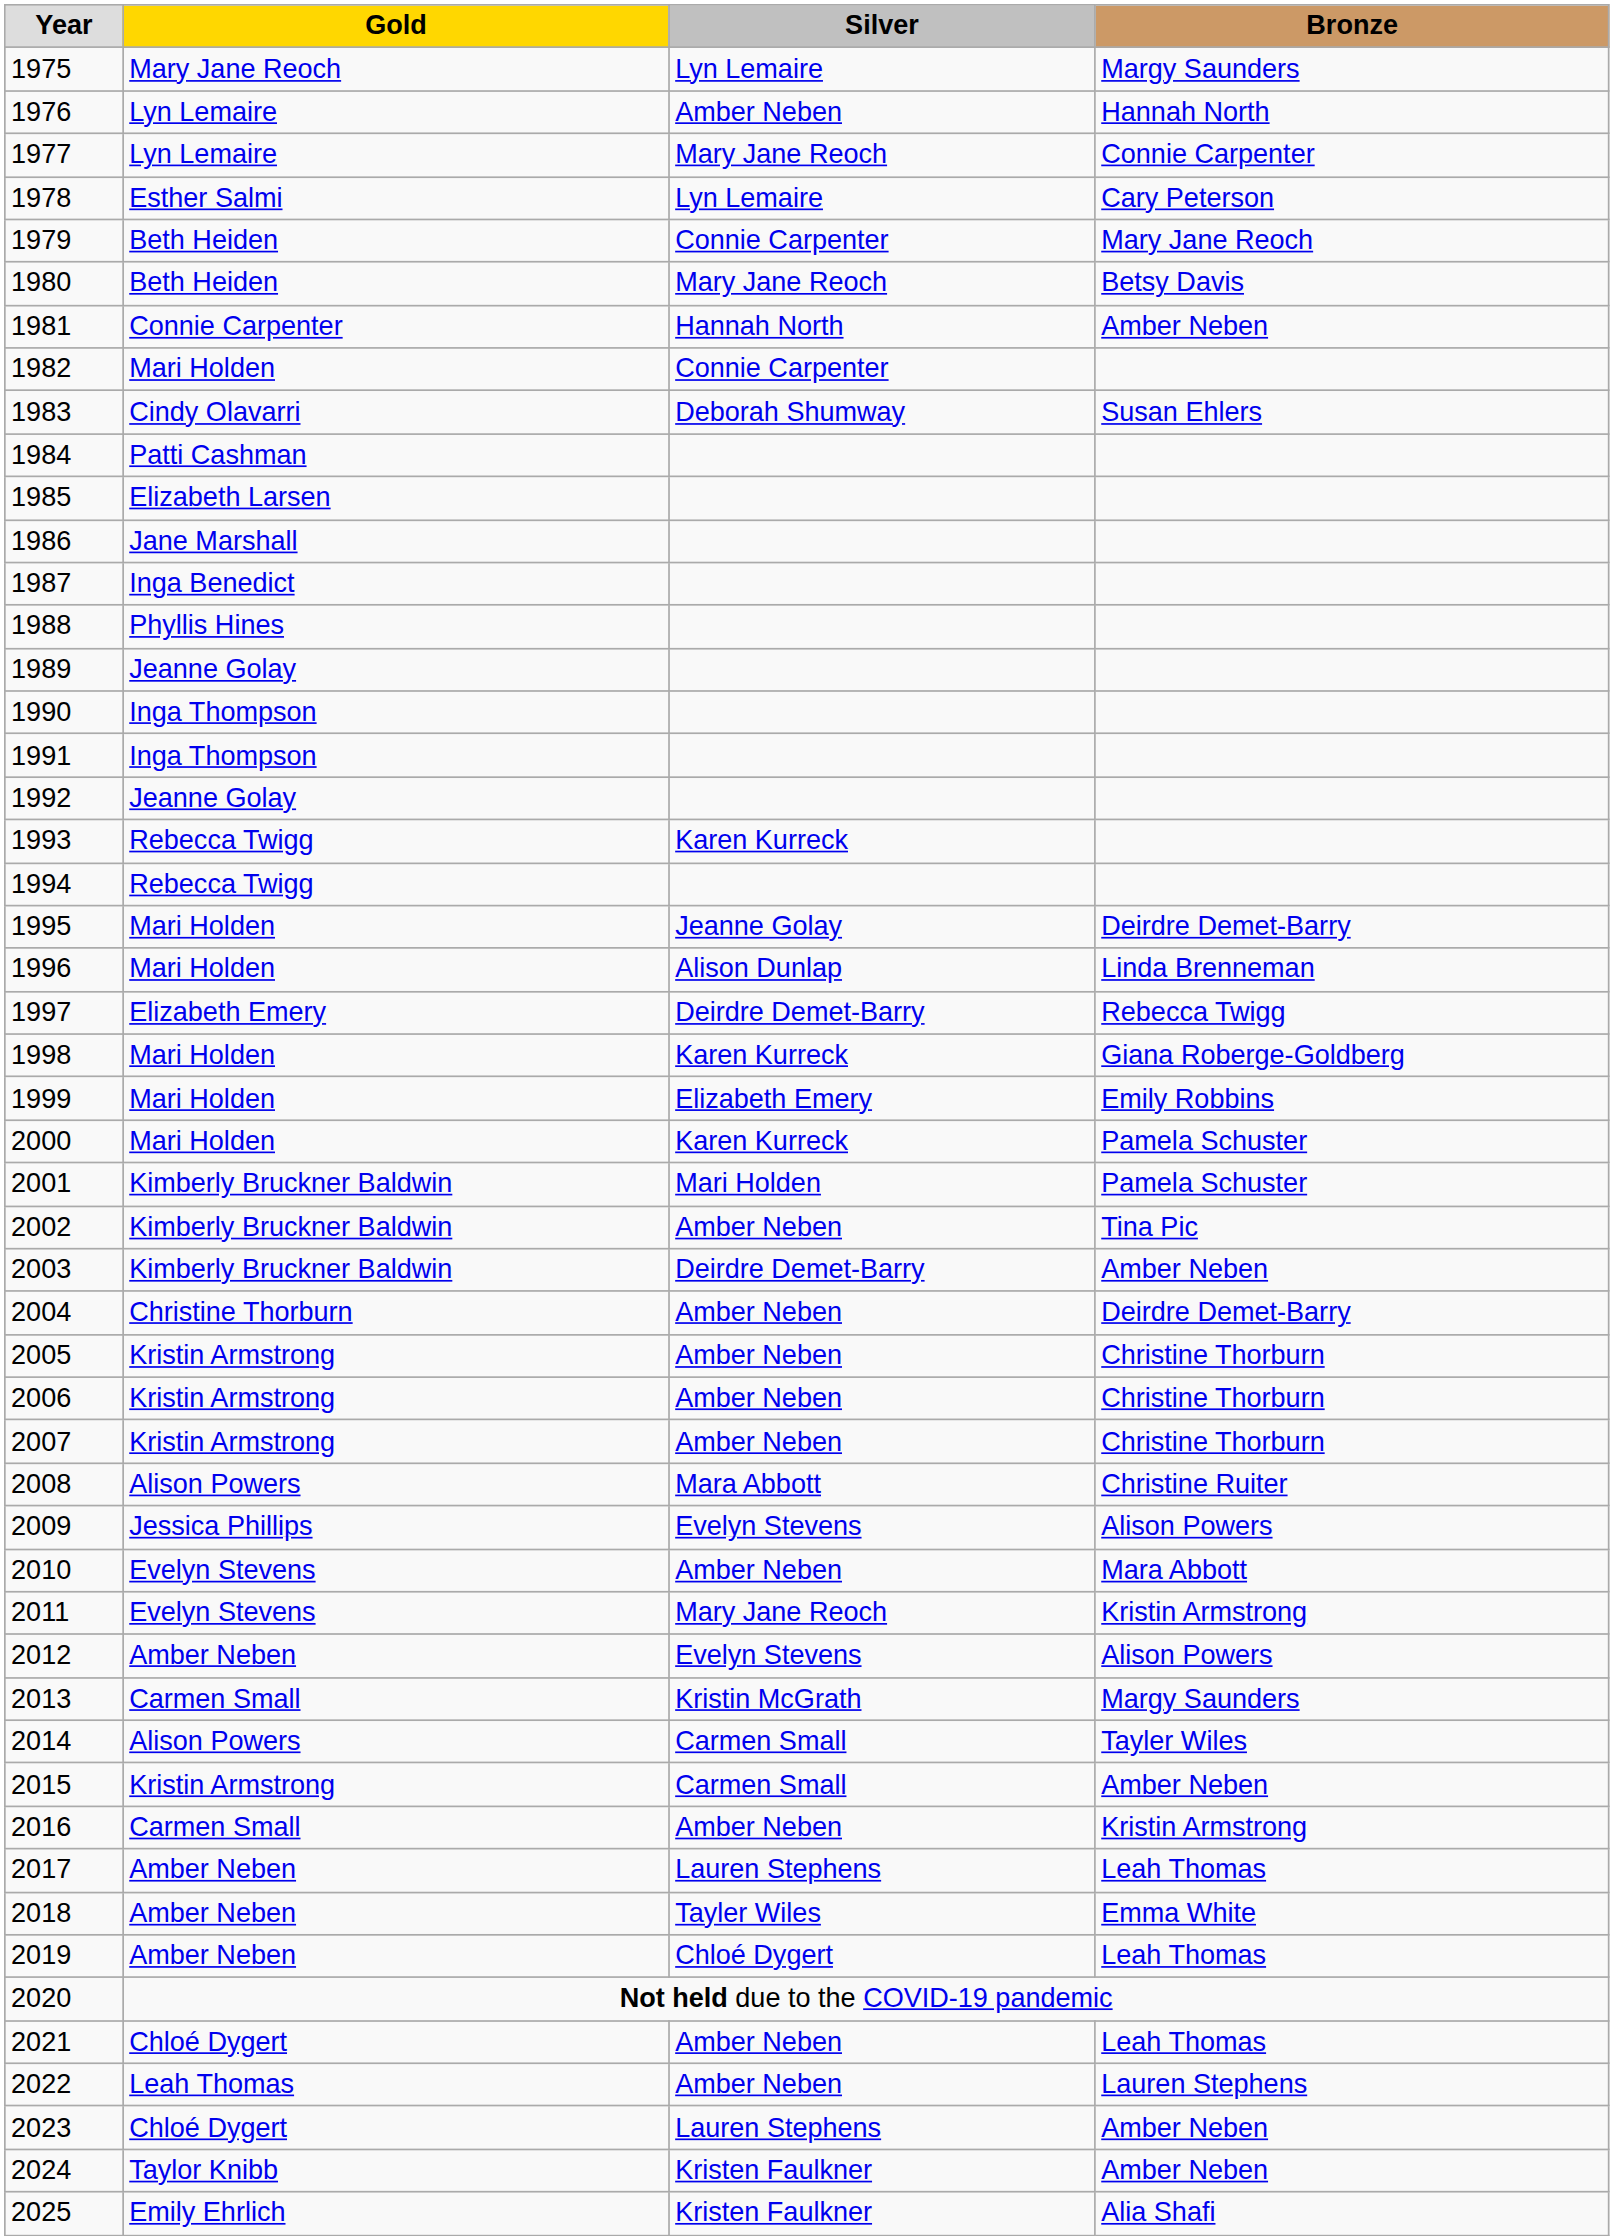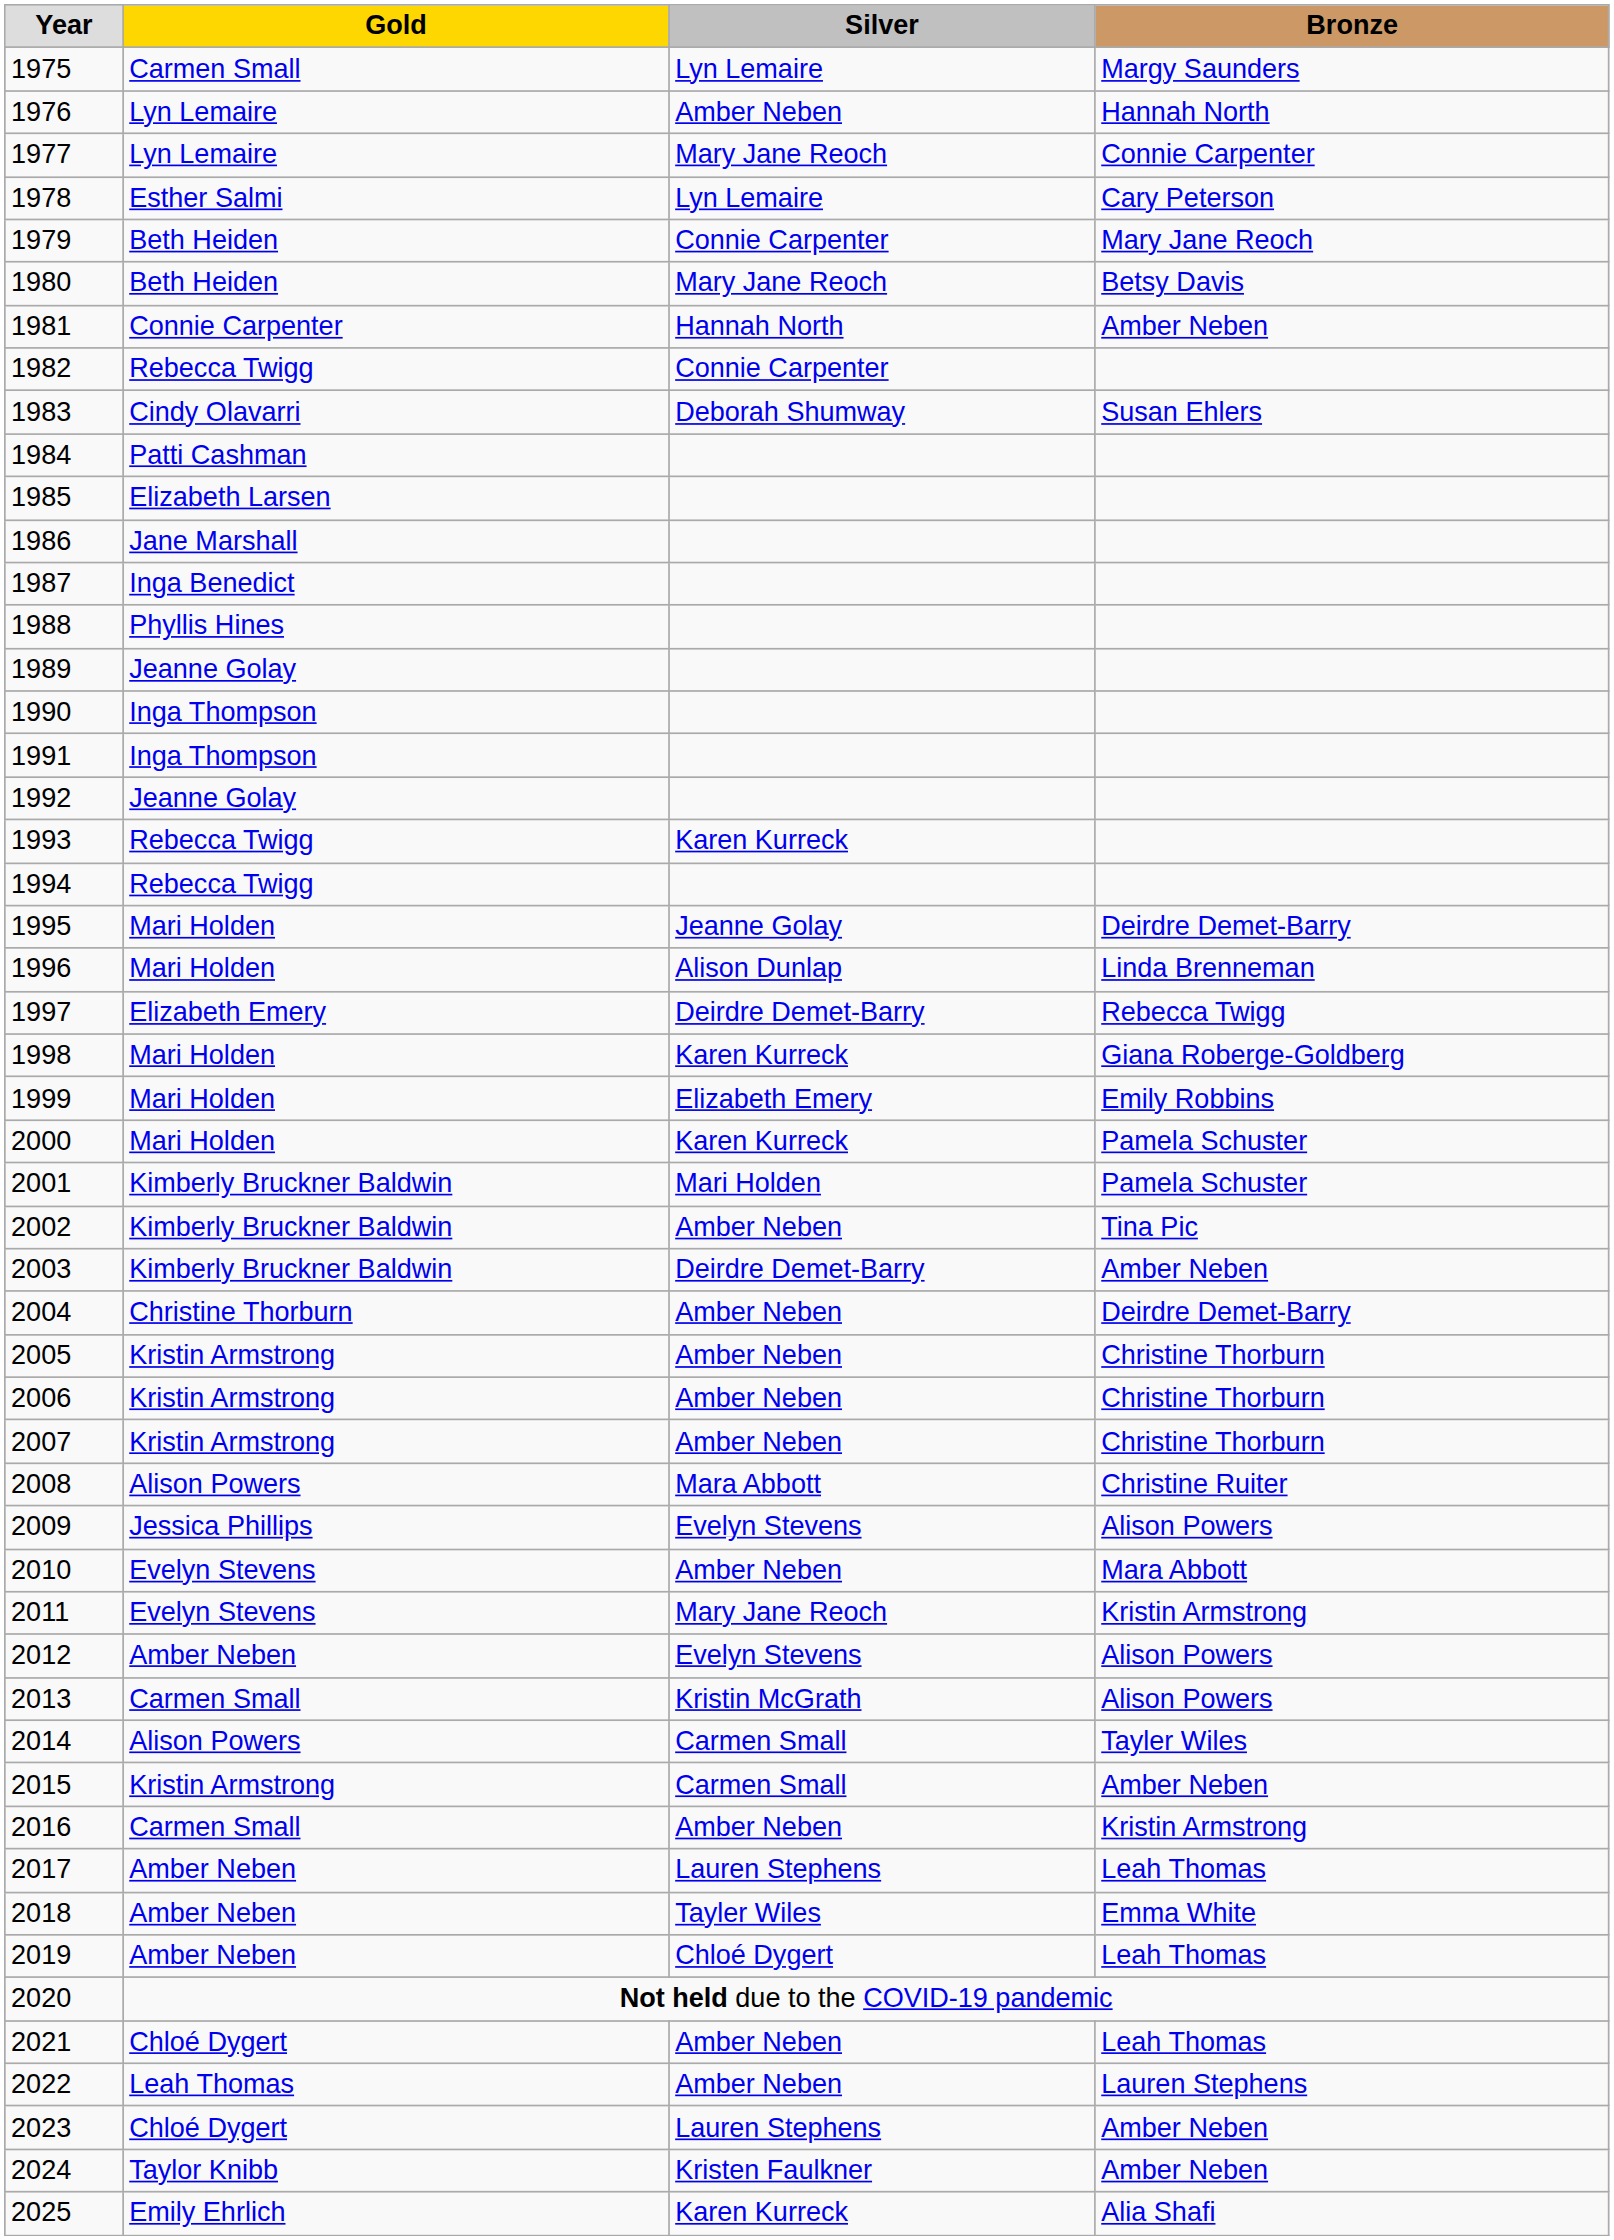(235, 68) Mary Jane Reoch -> (215, 68) Carmen Small
(202, 369) Mari Holden -> (221, 369) Rebecca Twigg
(1200, 1698) Margy Saunders -> (1187, 1698) Alison Powers
(774, 2213) Kristen Faulkner -> (762, 2213) Karen Kurreck
